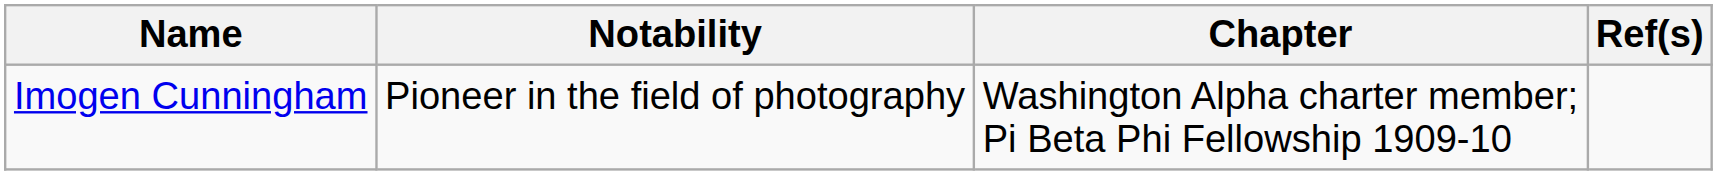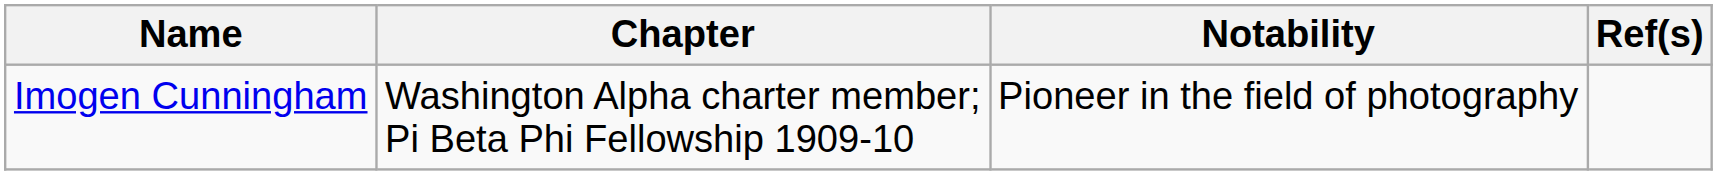columns swapped: (1280, 34) <-> (675, 34)
